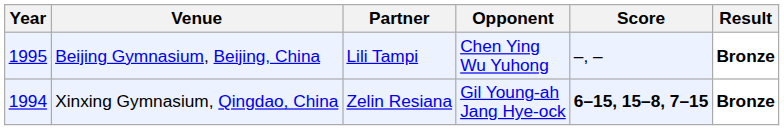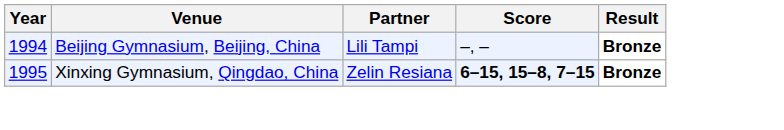- column: (513, 19)
(28, 56) 1995 -> (28, 46) 1994
(28, 102) 1994 -> (28, 73) 1995
